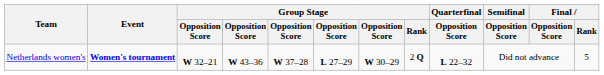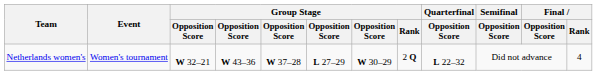(133, 57) bold -> (129, 57) normal
(587, 57) 5 -> (579, 57) 4
